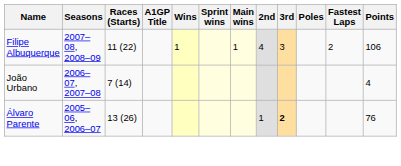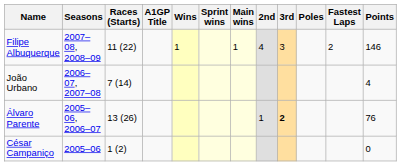(373, 47) 106 -> (373, 47) 146
+ row: (30, 148)
